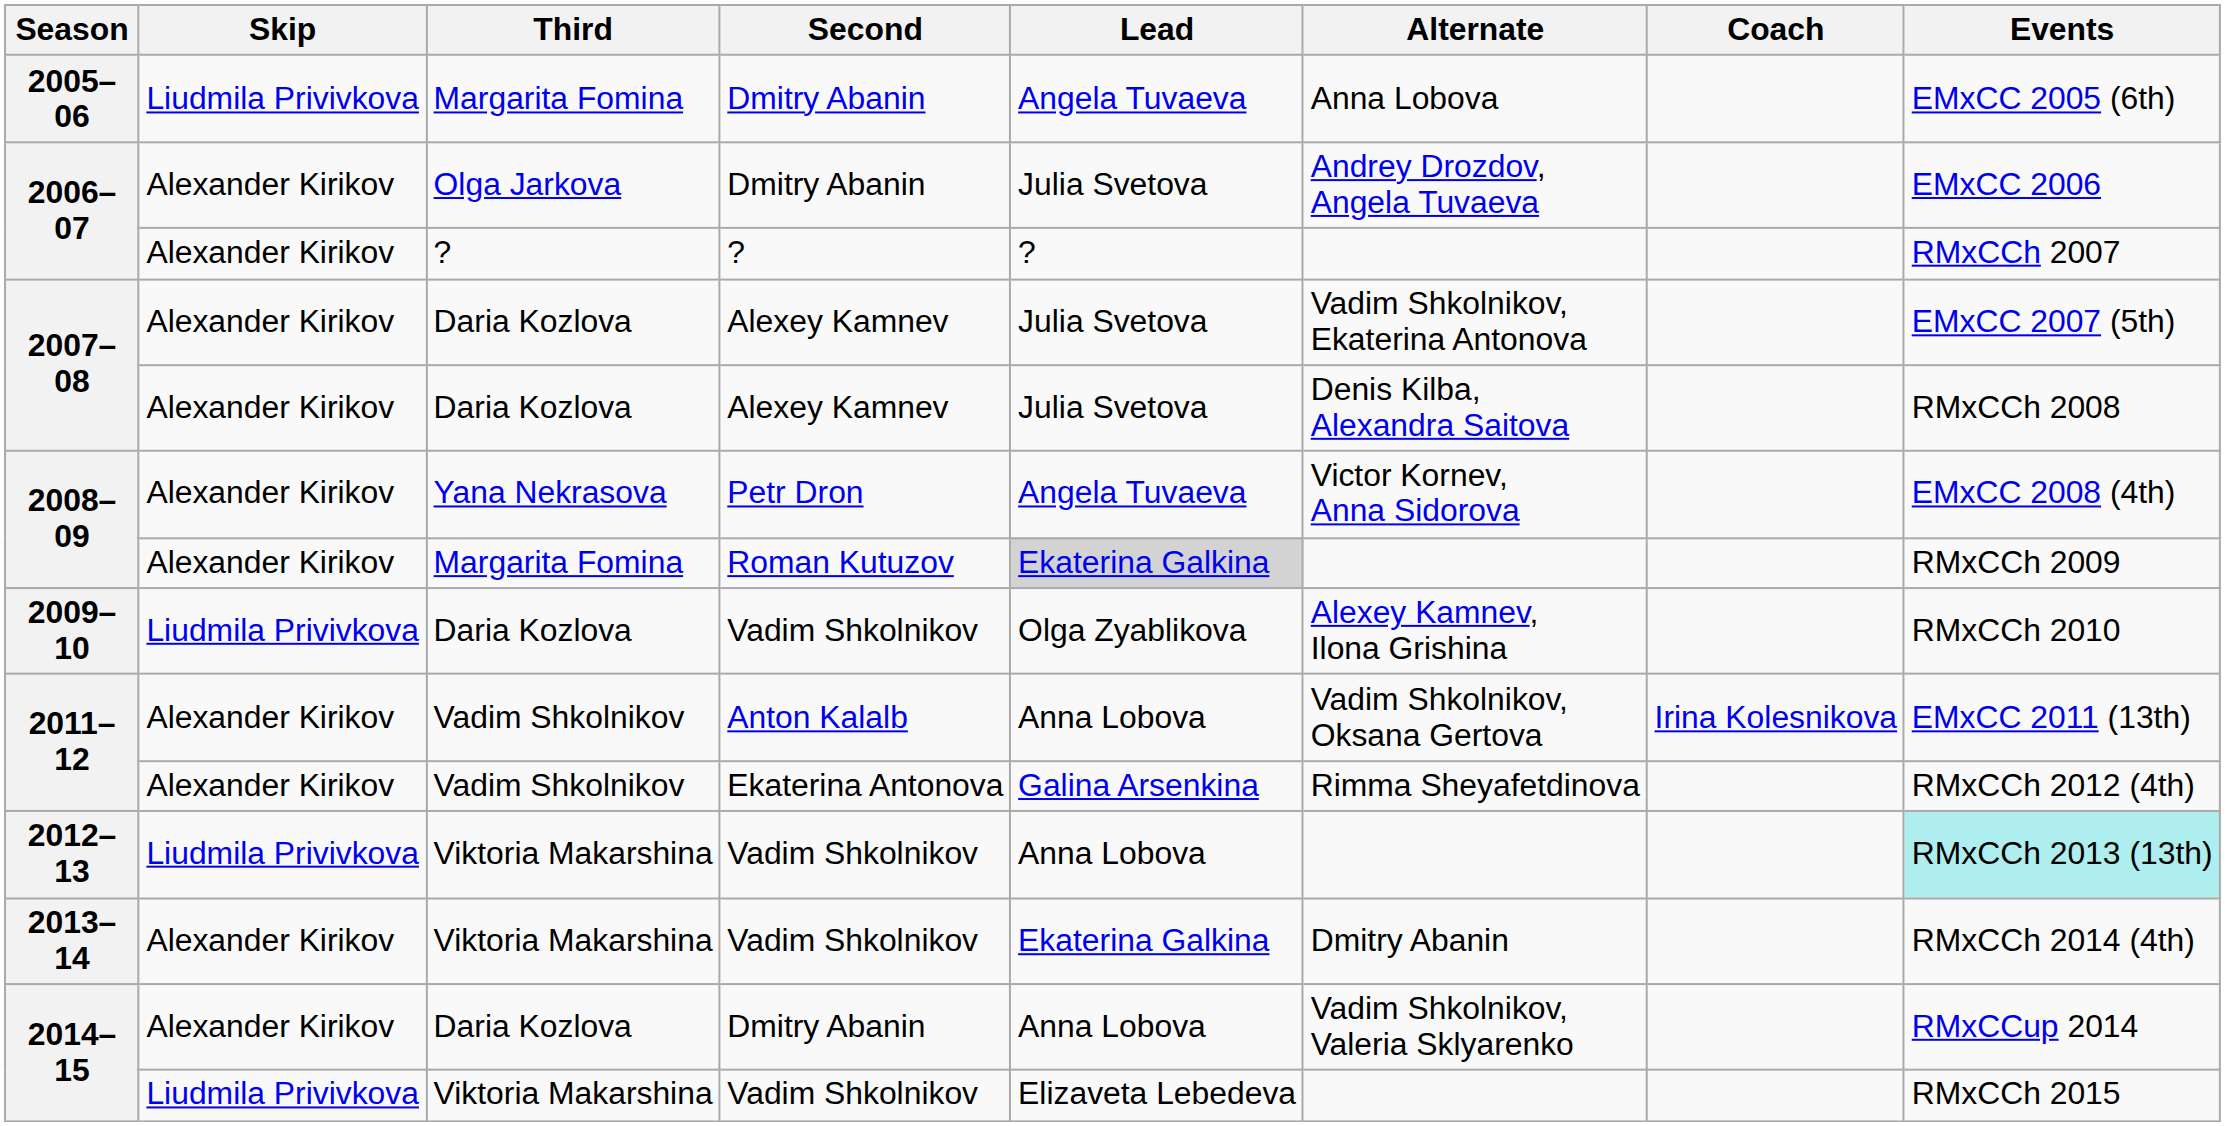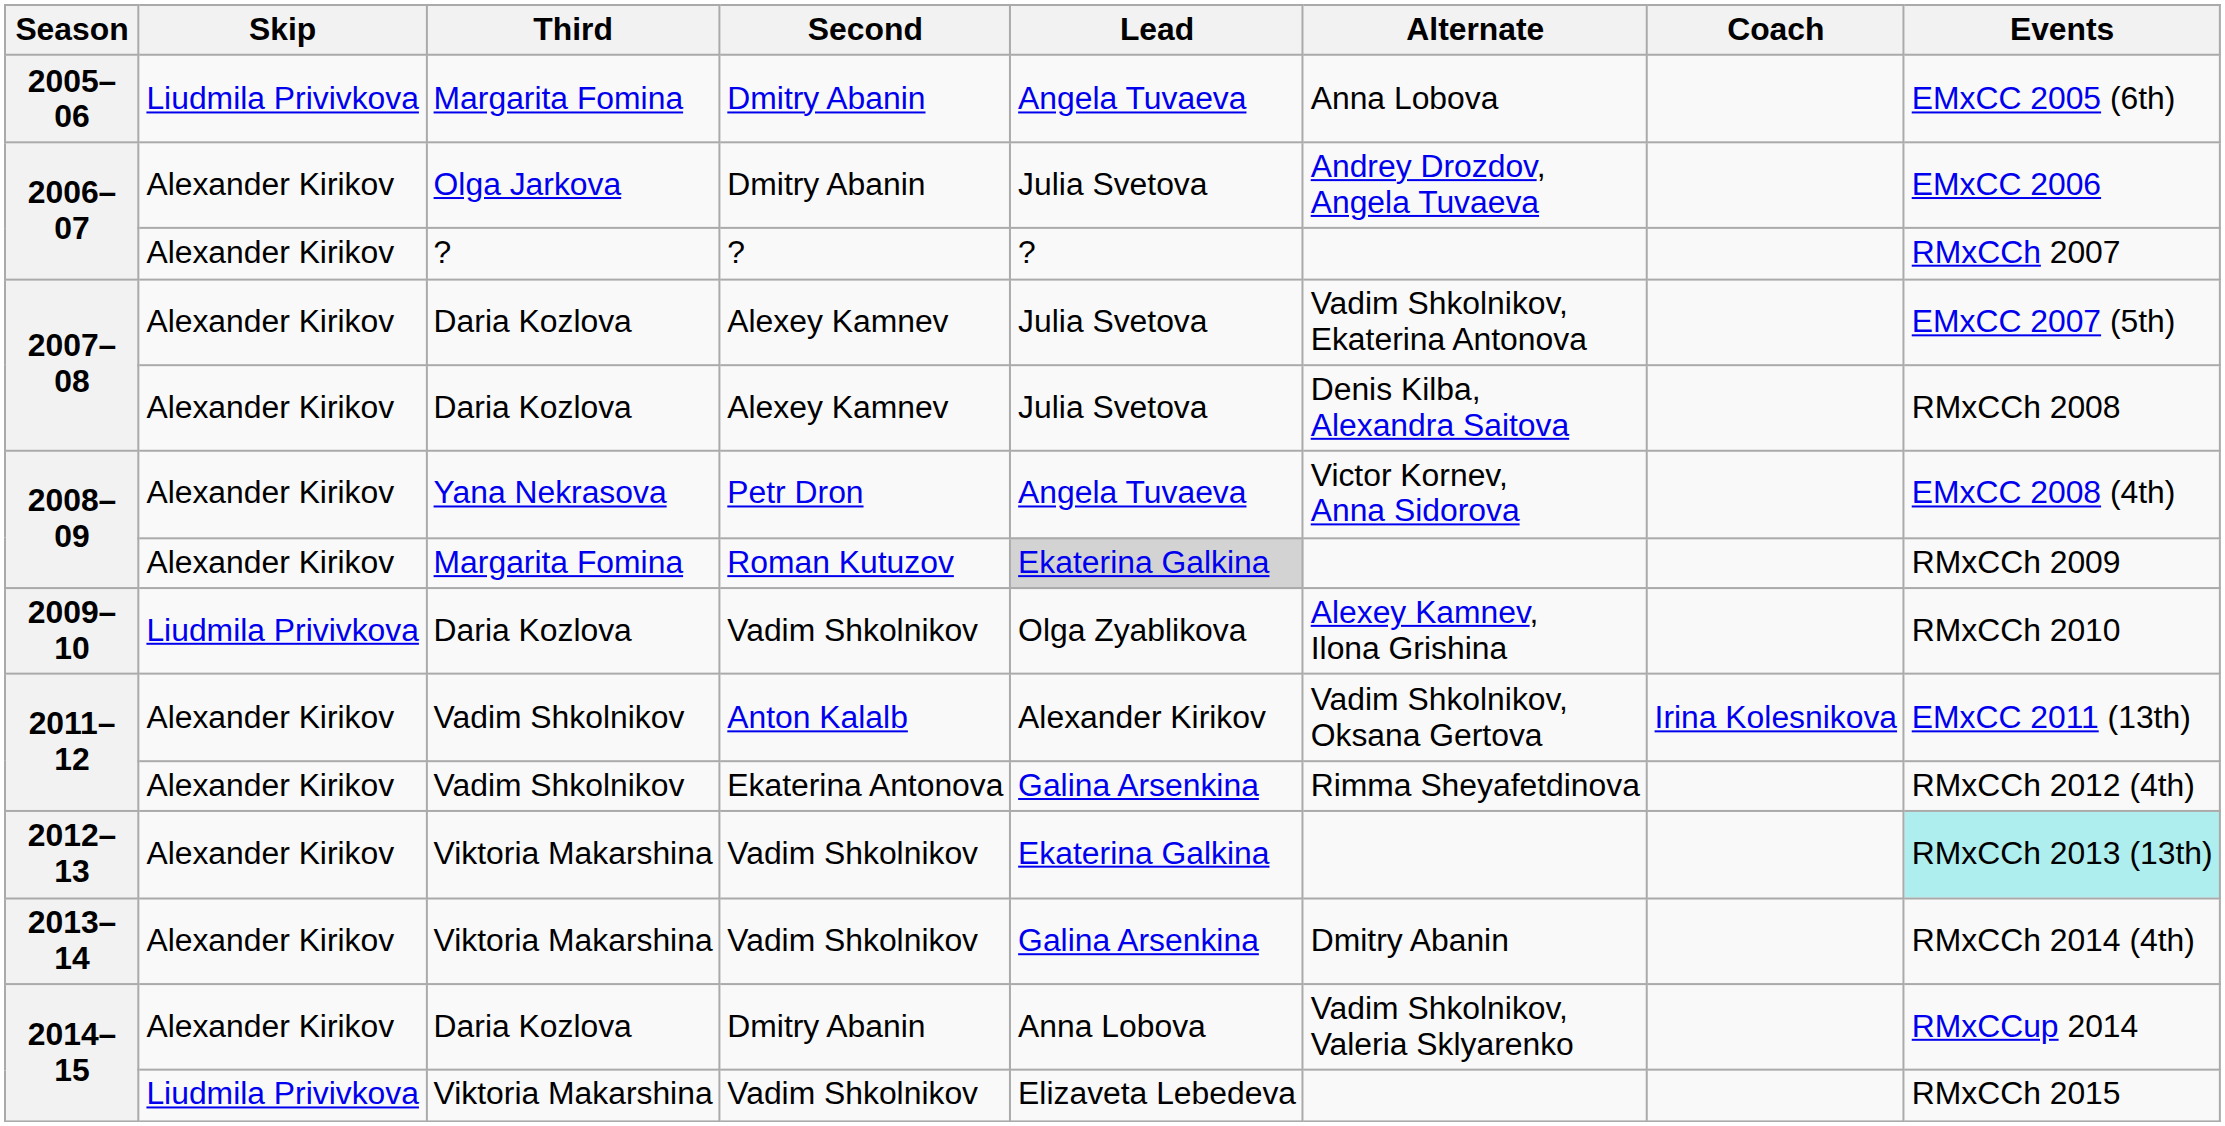(1112, 717) Anna Lobova -> (1142, 717) Alexander Kirikov
(283, 853) Liudmila Privivkova -> (270, 853) Alexander Kirikov
(1112, 853) Anna Lobova -> (1144, 853) Ekaterina Galkina
(1144, 940) Ekaterina Galkina -> (1138, 940) Galina Arsenkina
